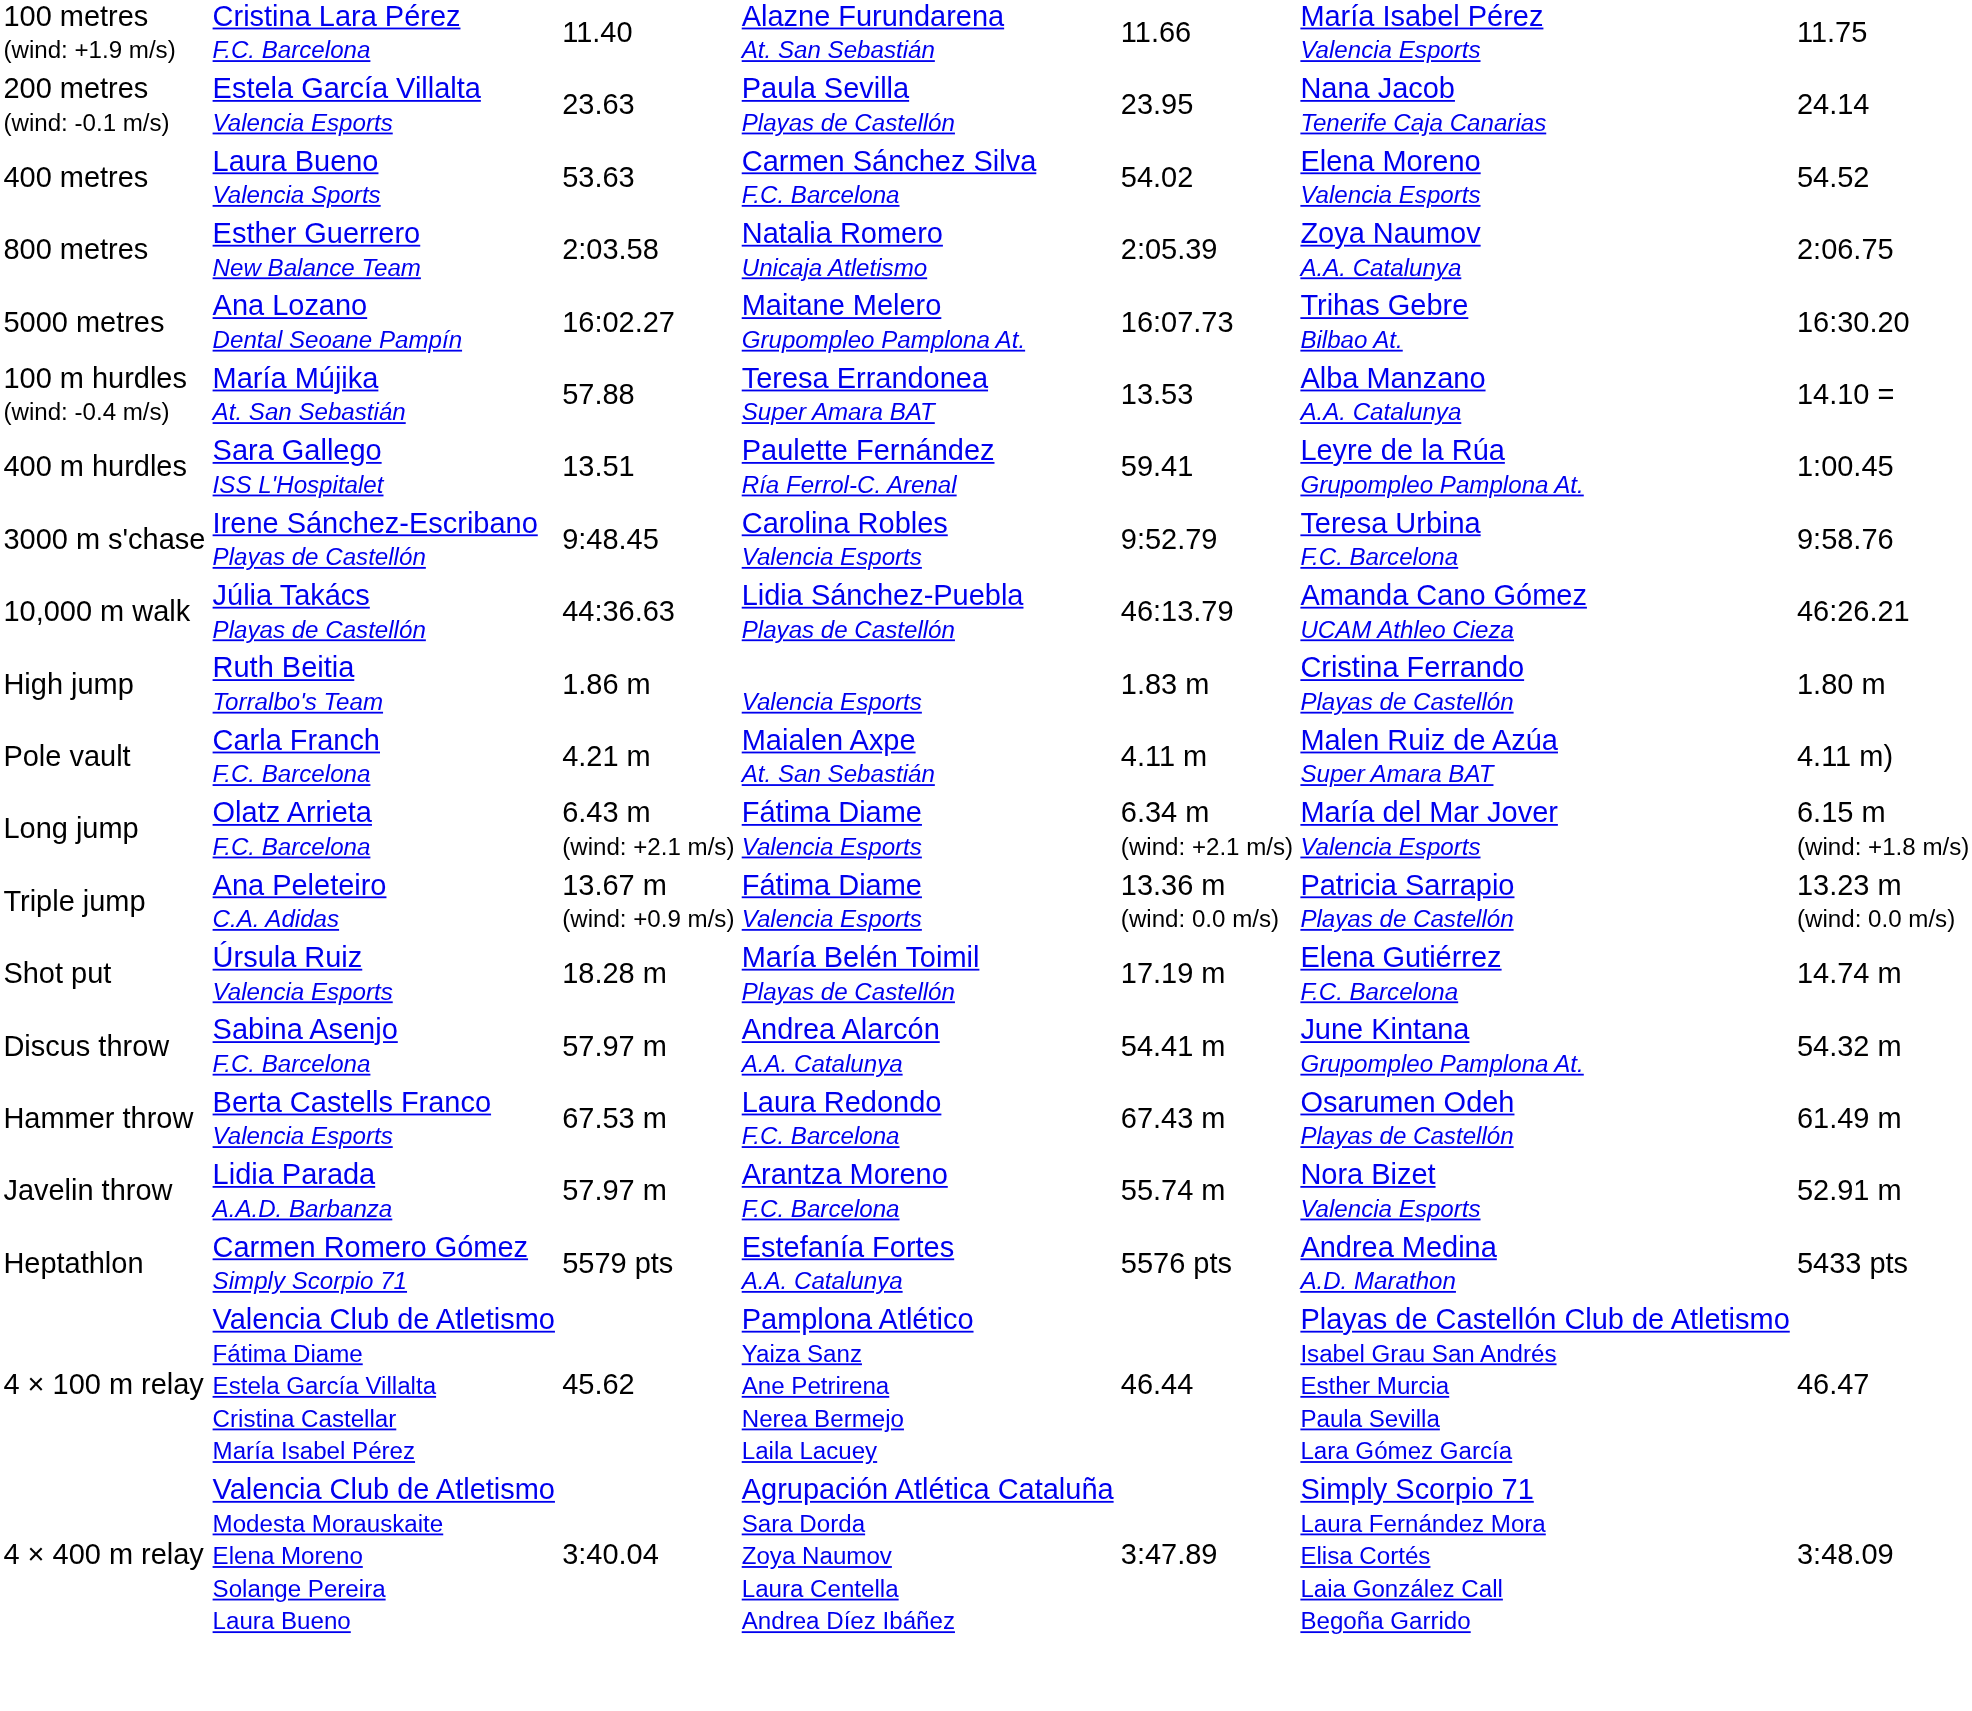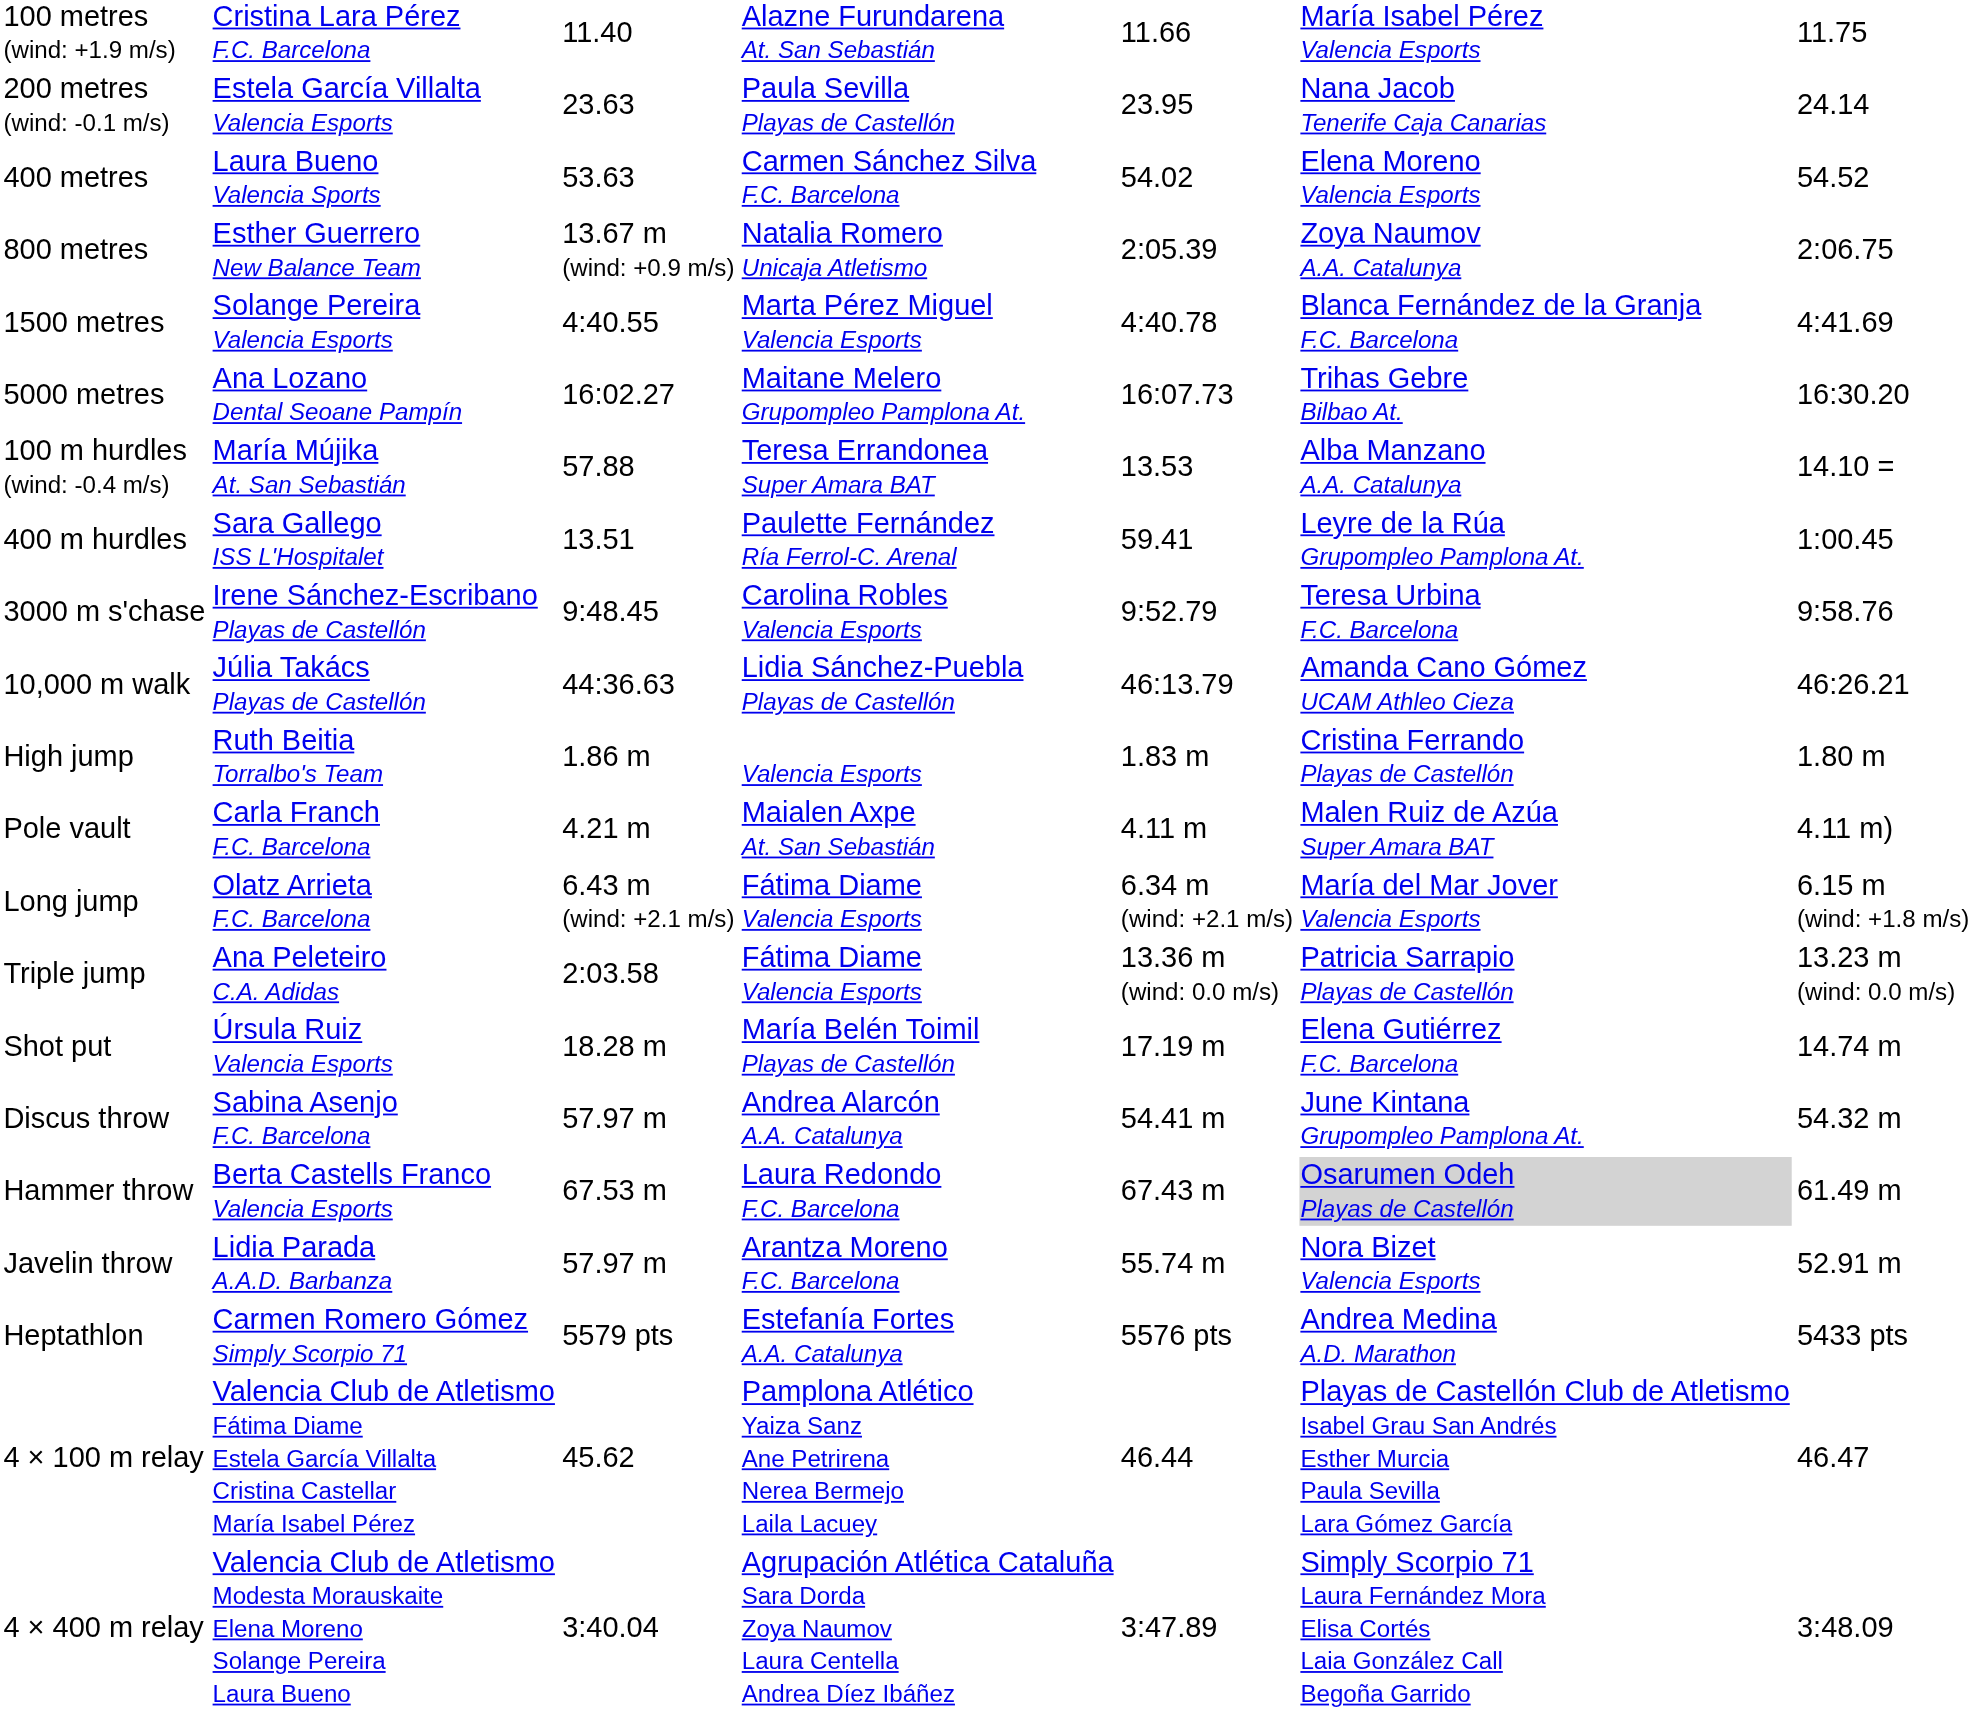(611, 249) 2:03.58 -> (648, 249) 13.67 m (wind: +0.9 m/s)
+ row: (84, 322)
(648, 901) 13.67 m (wind: +0.9 m/s) -> (611, 973) 2:03.58
(1407, 1118) no background -> (1407, 1191) lightgrey background
